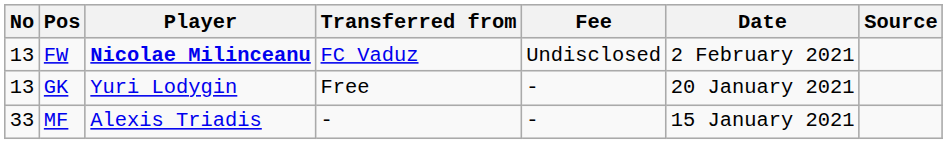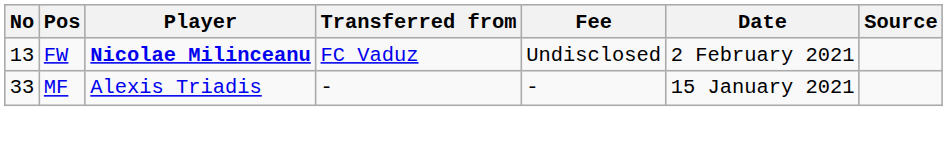- row: (56, 88)
